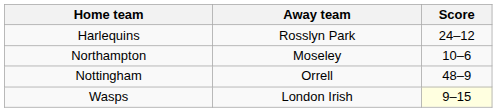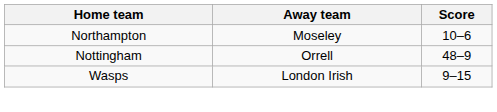- row: (109, 35)
(457, 96) lightyellow background -> (457, 76) no background
